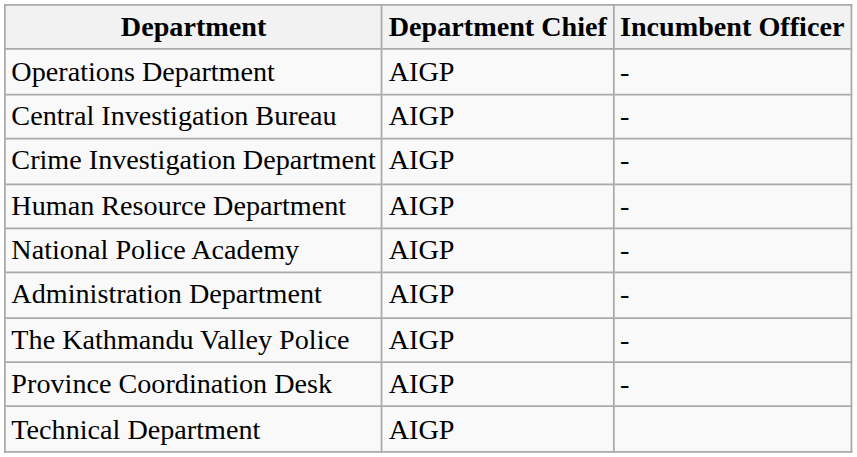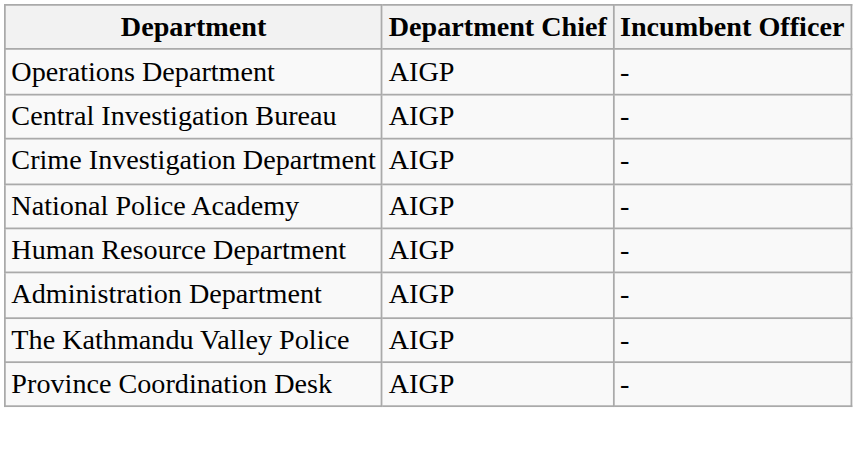rows swapped: (155, 250) <-> (179, 205)
- row: (136, 428)
